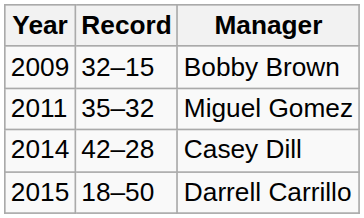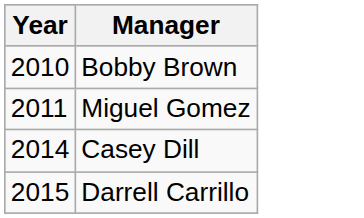- column: (127, 25)
(40, 66) 2009 -> (40, 66) 2010
